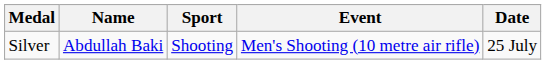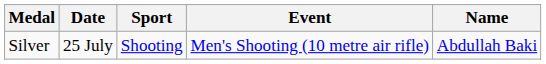columns swapped: (113, 18) <-> (512, 18)
